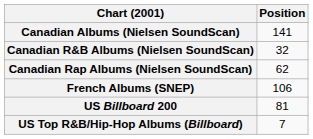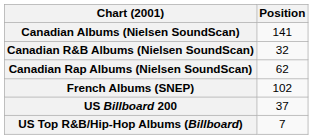(282, 87) 106 -> (282, 87) 102
(282, 106) 81 -> (282, 106) 37
